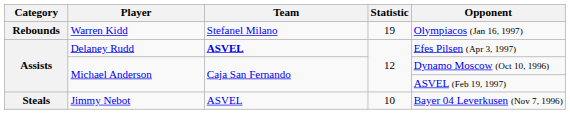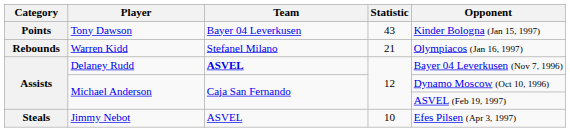+ row: (36, 30)
(390, 30) 19 -> (390, 48) 21
(465, 48) Efes Pilsen (Apr 3, 1997) -> (488, 65) Bayer 04 Leverkusen (Nov 7, 1996)
(488, 100) Bayer 04 Leverkusen (Nov 7, 1996) -> (465, 118) Efes Pilsen (Apr 3, 1997)
